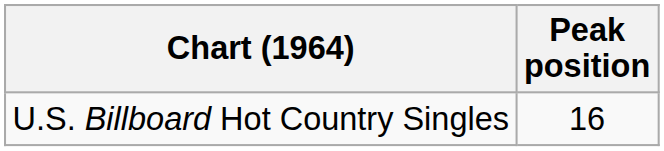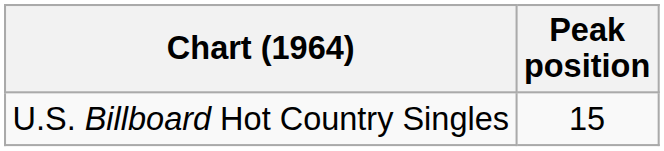(587, 118) 16 -> (587, 118) 15
